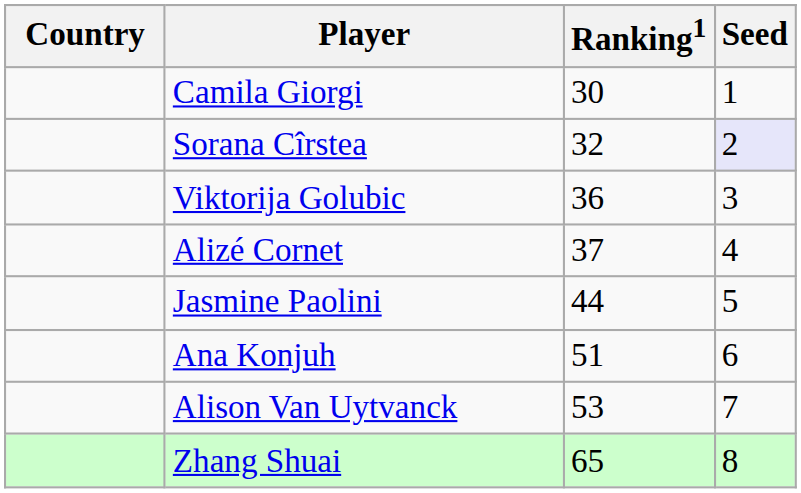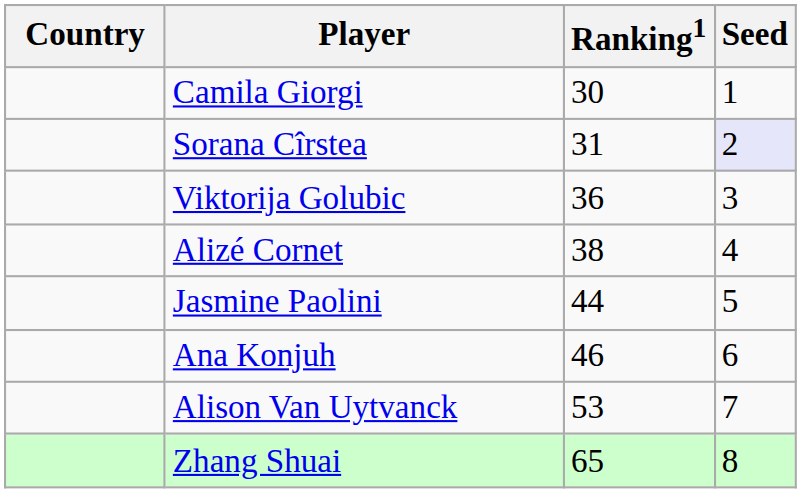(588, 144) 32 -> (588, 144) 31
(588, 249) 37 -> (588, 249) 38
(588, 354) 51 -> (588, 354) 46
